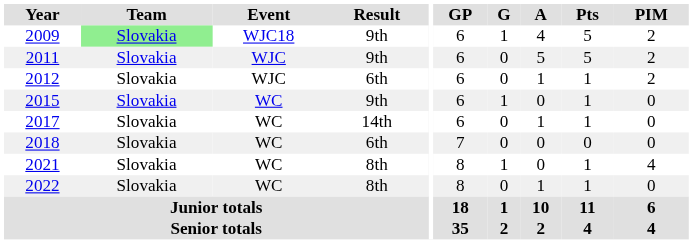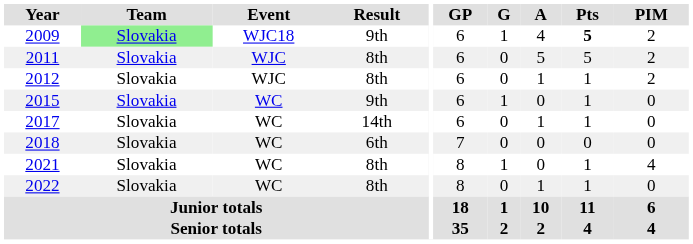(587, 36) normal -> (587, 36) bold
(377, 57) 9th -> (377, 57) 8th
(377, 78) 6th -> (377, 78) 8th
